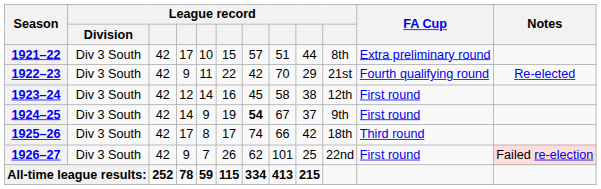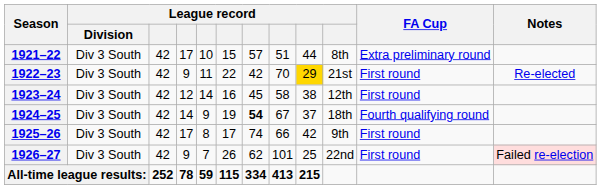(310, 74) no background -> (310, 74) gold background
(424, 74) Fourth qualifying round -> (390, 74) First round
(340, 114) 9th -> (340, 114) 18th
(390, 114) First round -> (424, 114) Fourth qualifying round
(340, 134) 18th -> (340, 134) 9th
(392, 134) Third round -> (390, 134) First round
